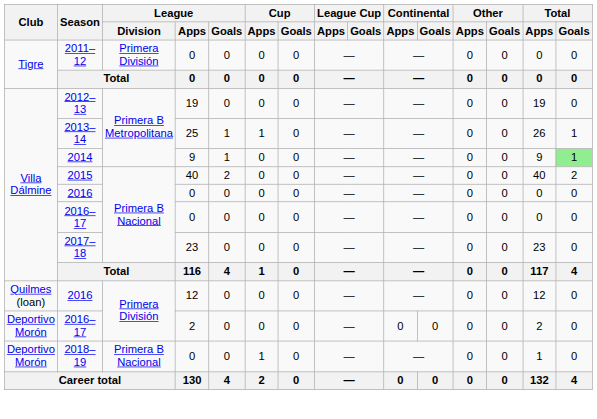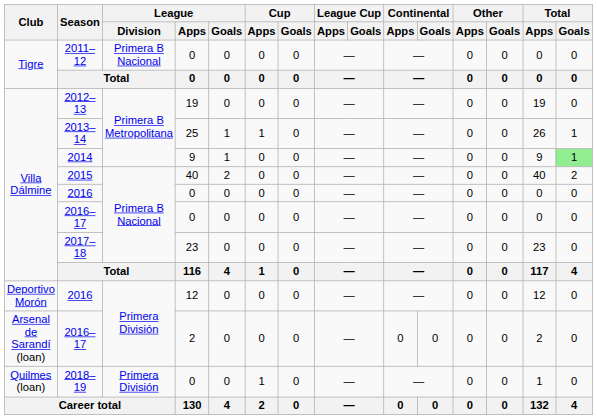(139, 55) Primera División -> (139, 55) Primera B Nacional
(31, 295) Quilmes (loan) -> (31, 295) Deportivo Morón
(31, 326) Deportivo Morón -> (31, 338) Arsenal de Sarandí (loan)
(31, 356) Deportivo Morón -> (31, 381) Quilmes (loan)
(139, 356) Primera B Nacional -> (139, 381) Primera División
